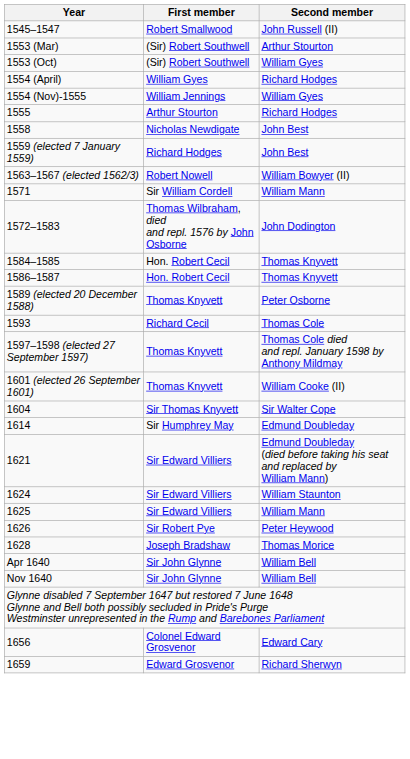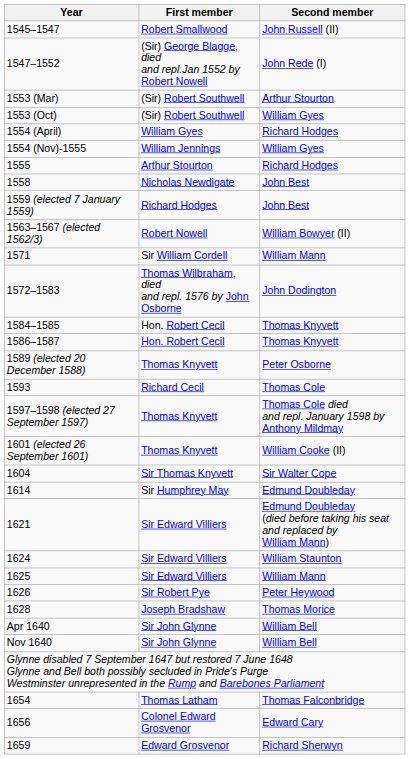+ row: (33, 64)
+ row: (19, 700)
